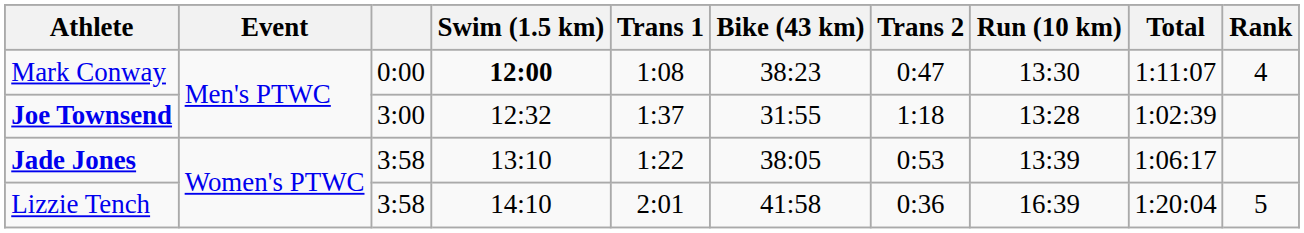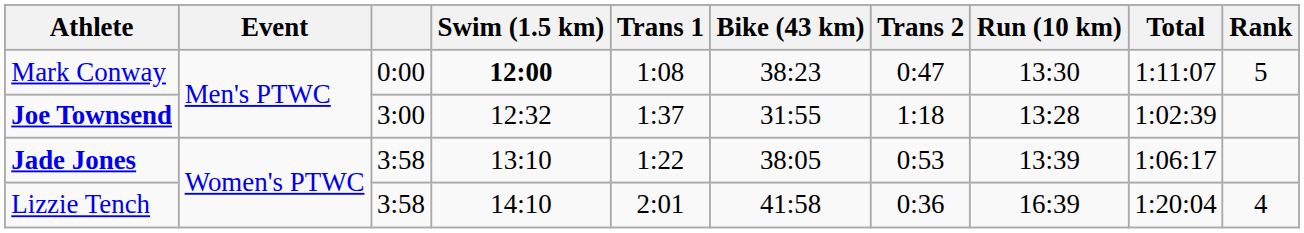(1261, 71) 4 -> (1261, 71) 5
(1261, 204) 5 -> (1261, 204) 4
